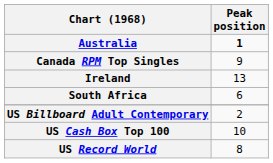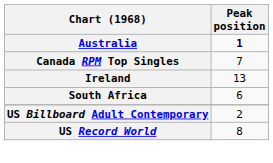(240, 61) 9 -> (240, 61) 7
- row: (108, 131)
